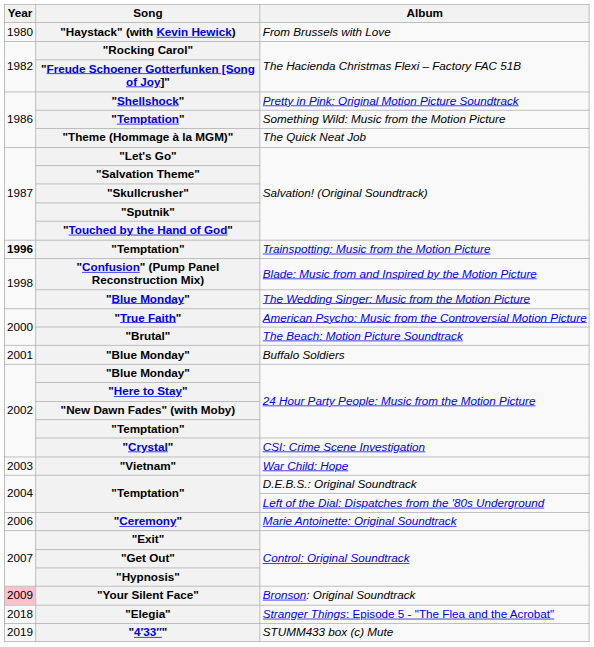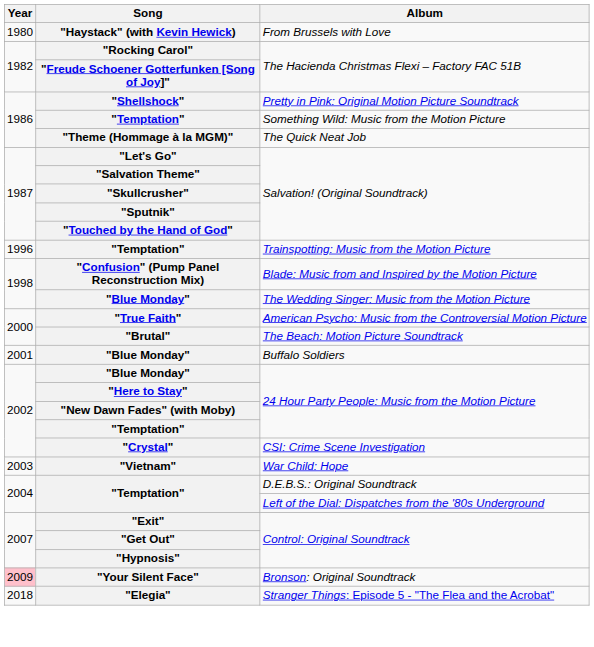(20, 249) bold -> (20, 249) normal
- row: (148, 521)
- row: (148, 632)
